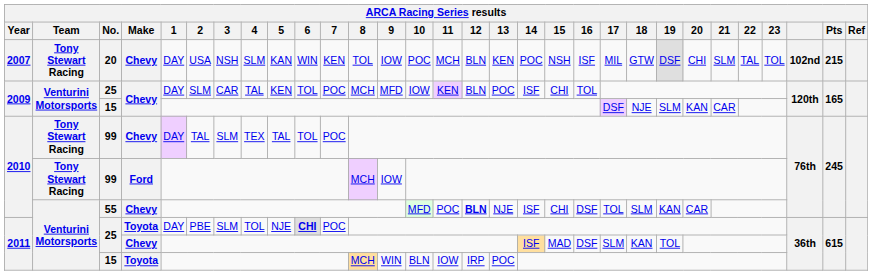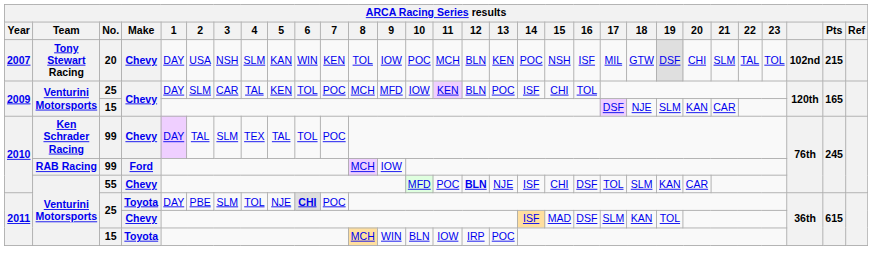(66, 137) Tony Stewart Racing -> (66, 137) Ken Schrader Racing
(66, 179) Tony Stewart Racing -> (66, 167) RAB Racing
